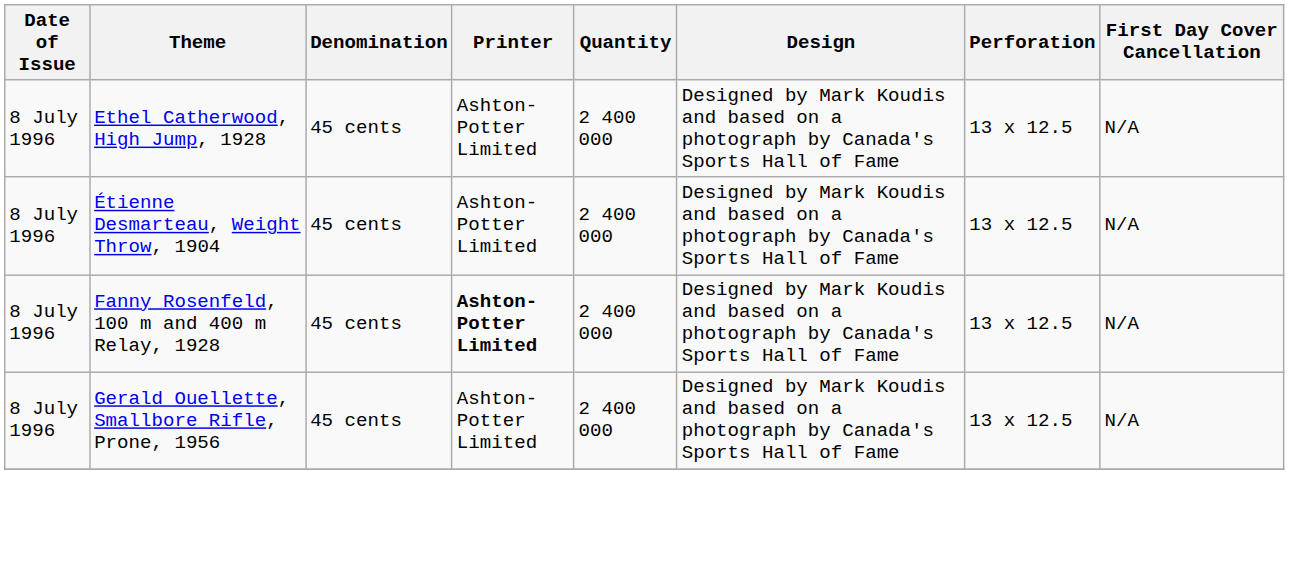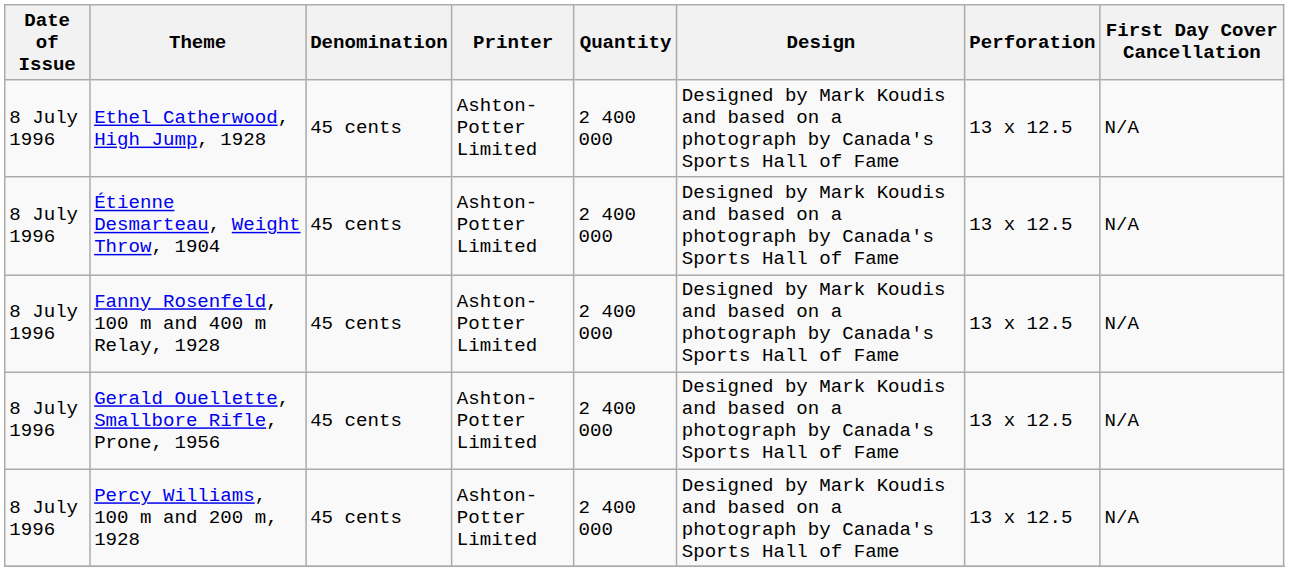(497, 323) bold -> (497, 323) normal
+ row: (186, 518)
